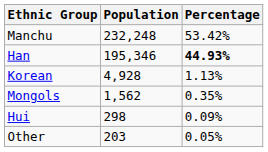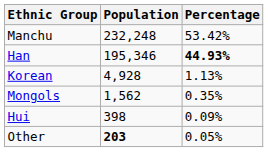(115, 116) 298 -> (115, 116) 398
(115, 137) normal -> (115, 137) bold
